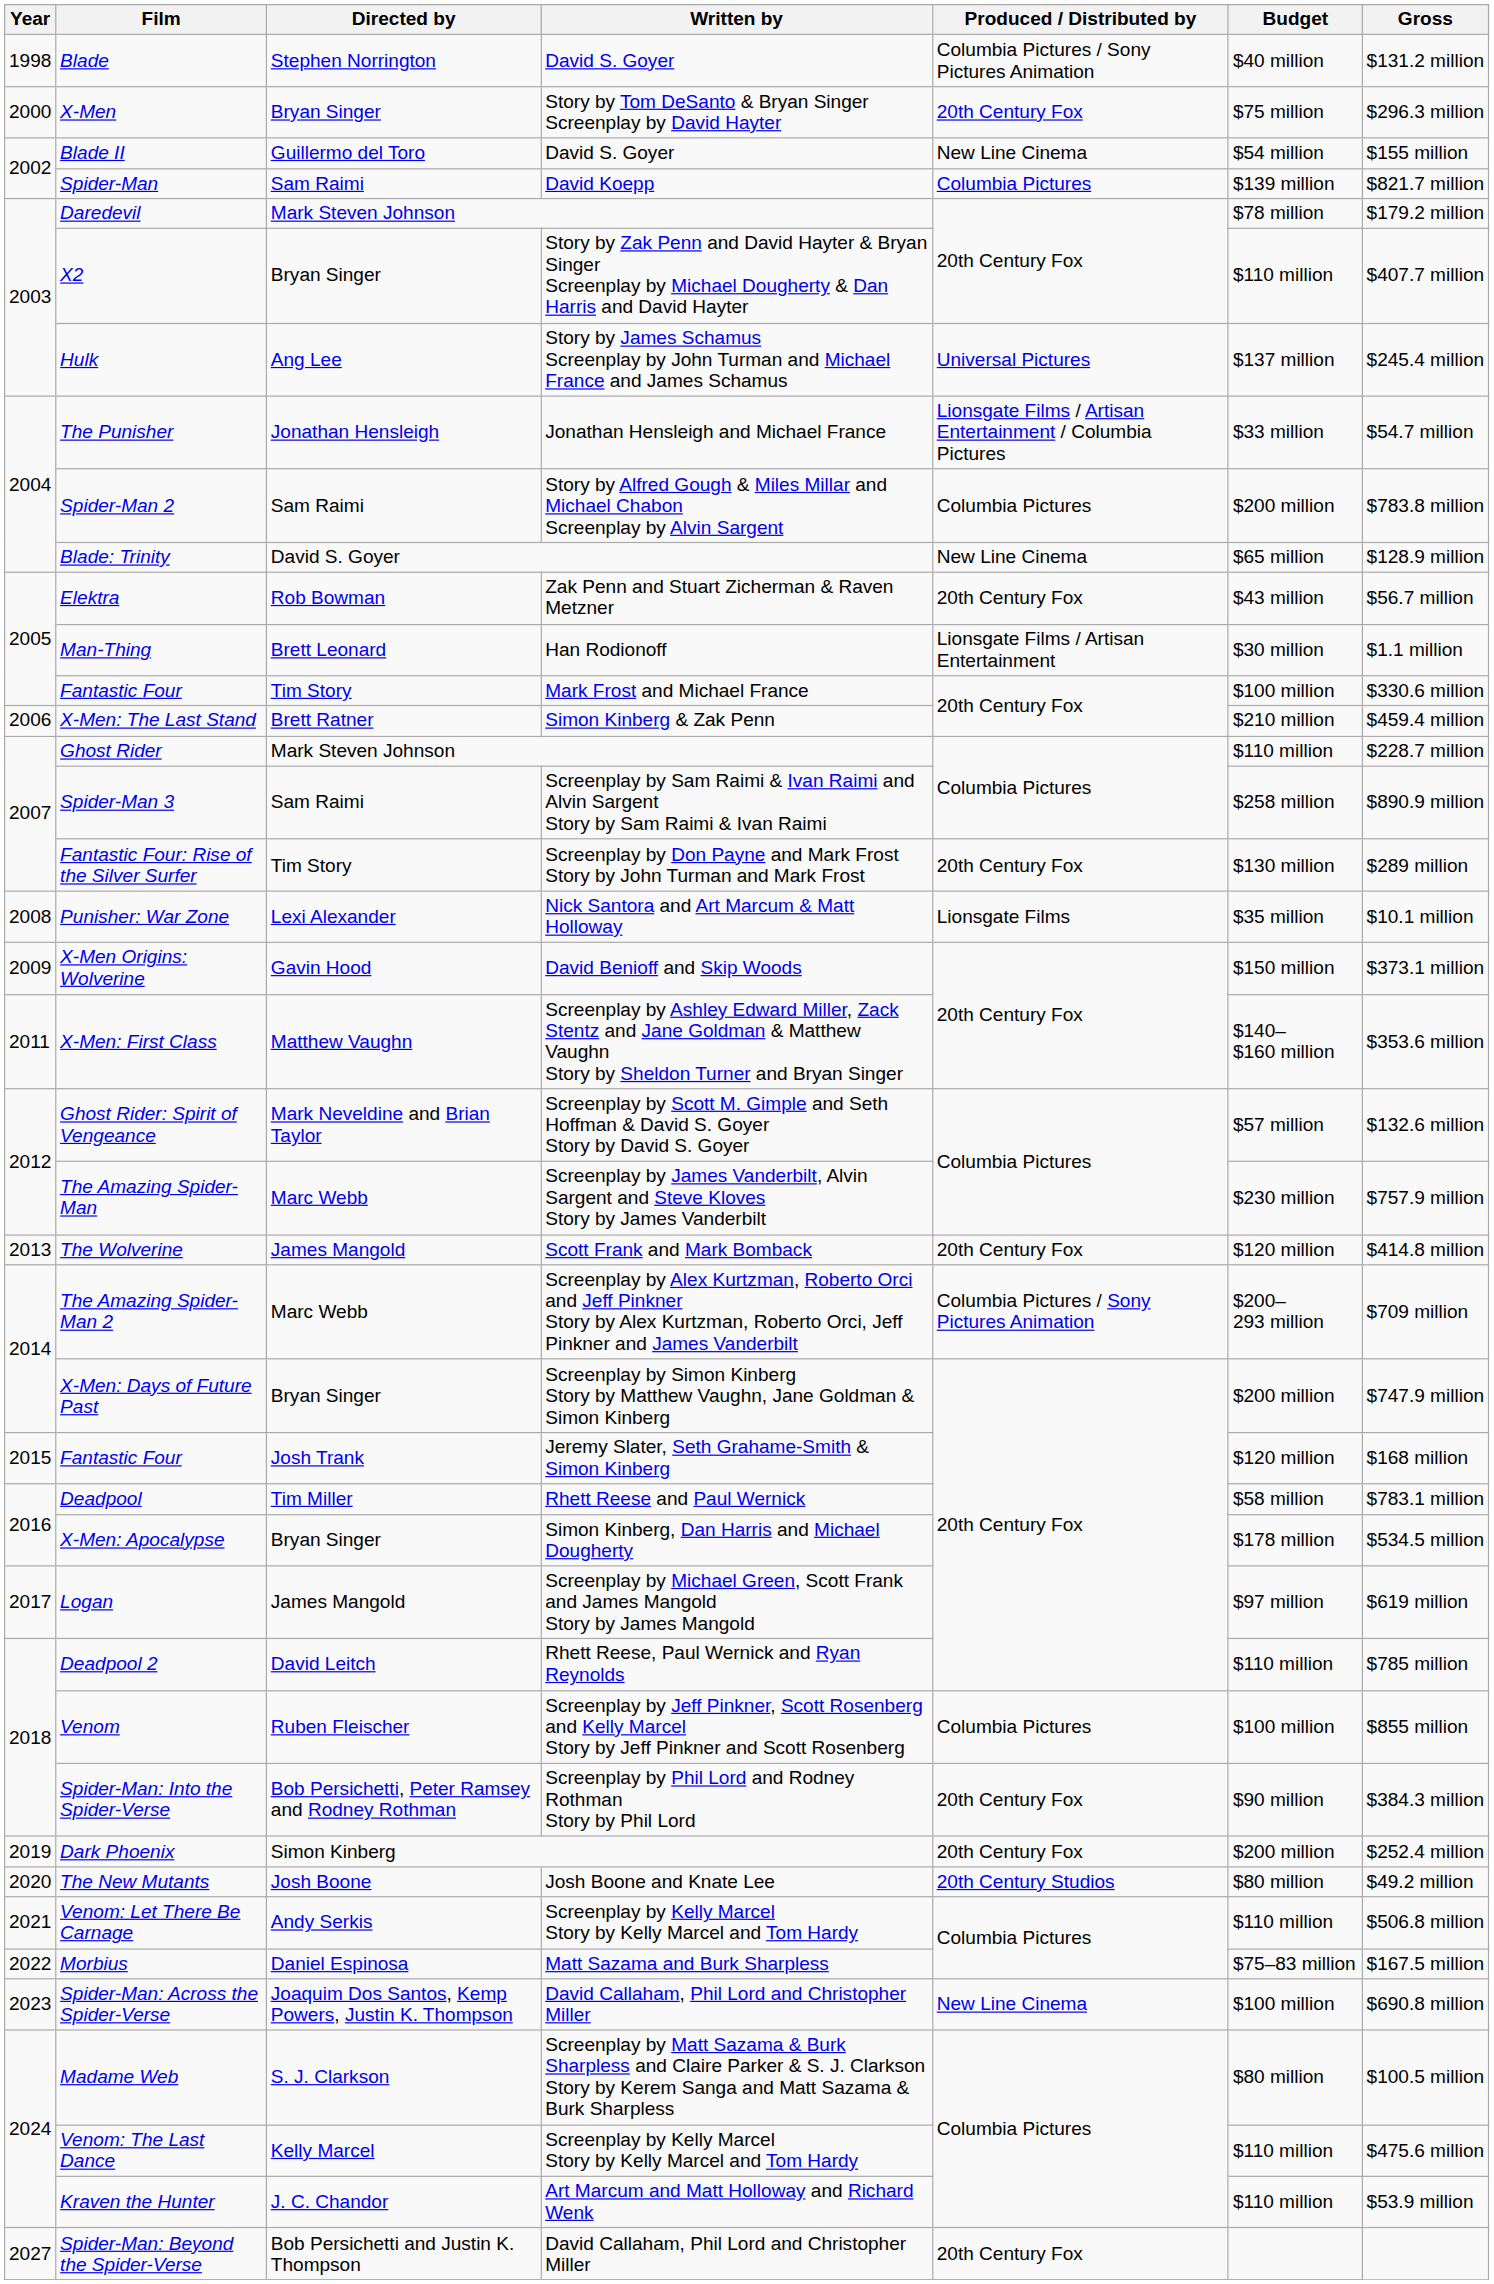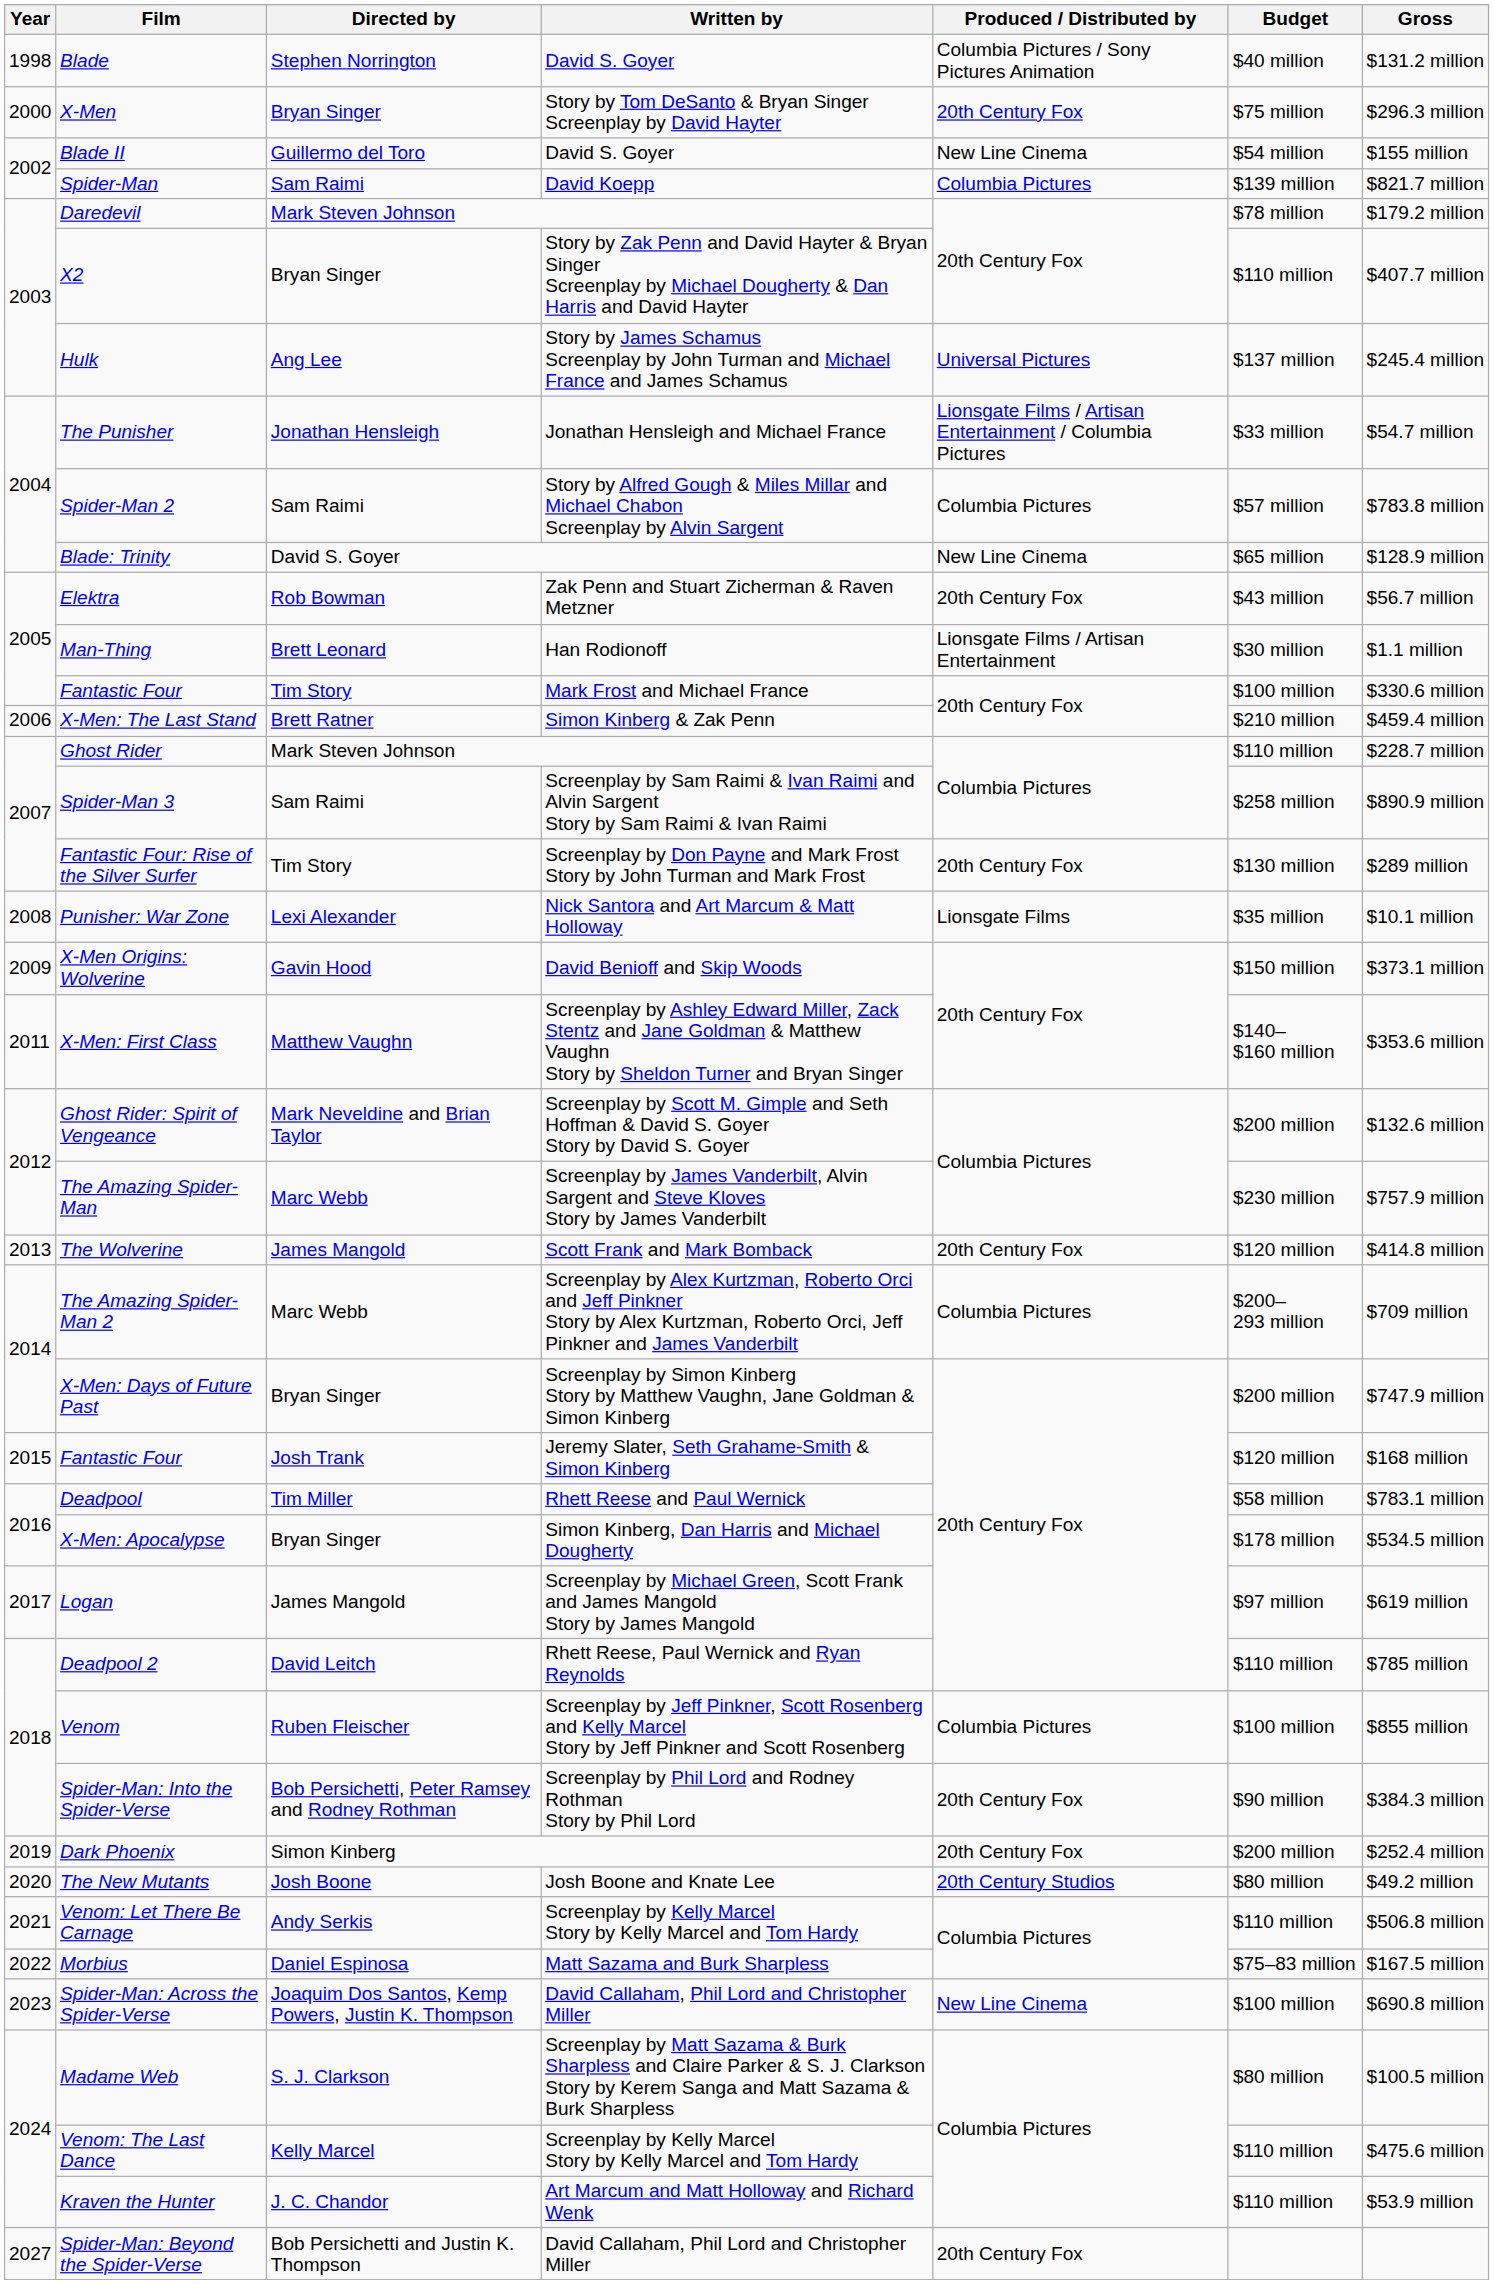(1284, 505) $200 million -> (1278, 505) $57 million
(1278, 1124) $57 million -> (1284, 1124) $200 million
(1044, 1311) Columbia Pictures / Sony Pictures Animation -> (1014, 1311) Columbia Pictures
